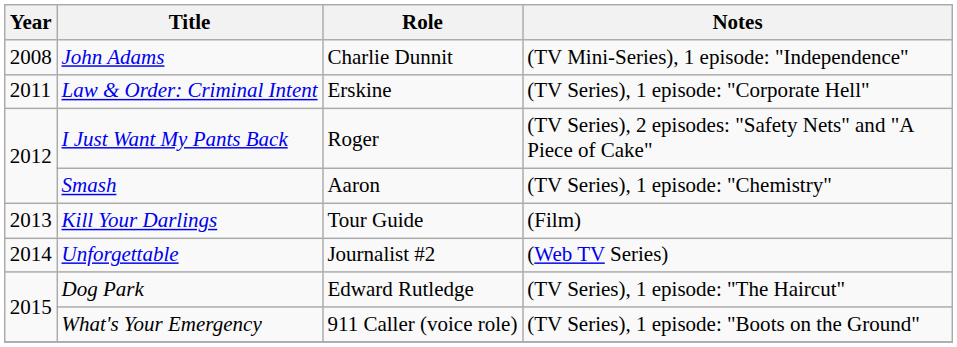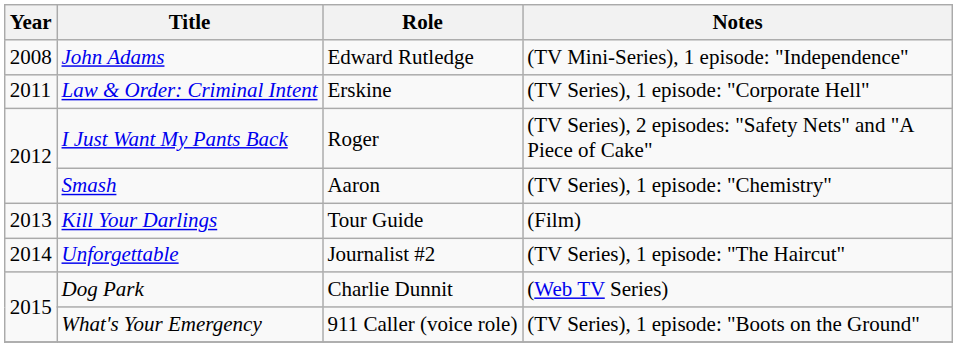(390, 56) Charlie Dunnit -> (401, 56) Edward Rutledge
(598, 255) (Web TV Series) -> (686, 255) (TV Series), 1 episode: "The Haircut"
(401, 289) Edward Rutledge -> (390, 289) Charlie Dunnit
(686, 289) (TV Series), 1 episode: "The Haircut" -> (598, 289) (Web TV Series)
